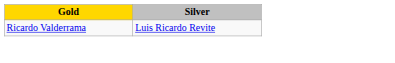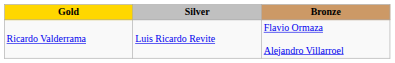+ column: (326, 12)
